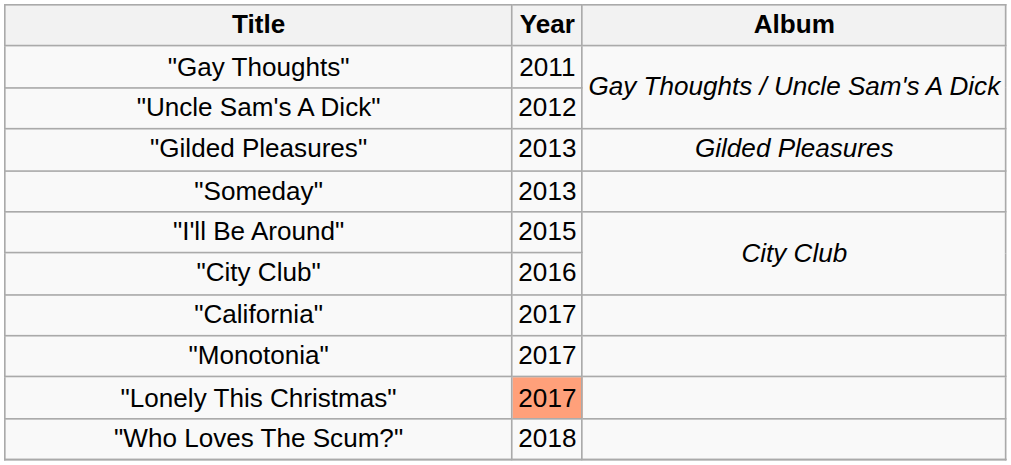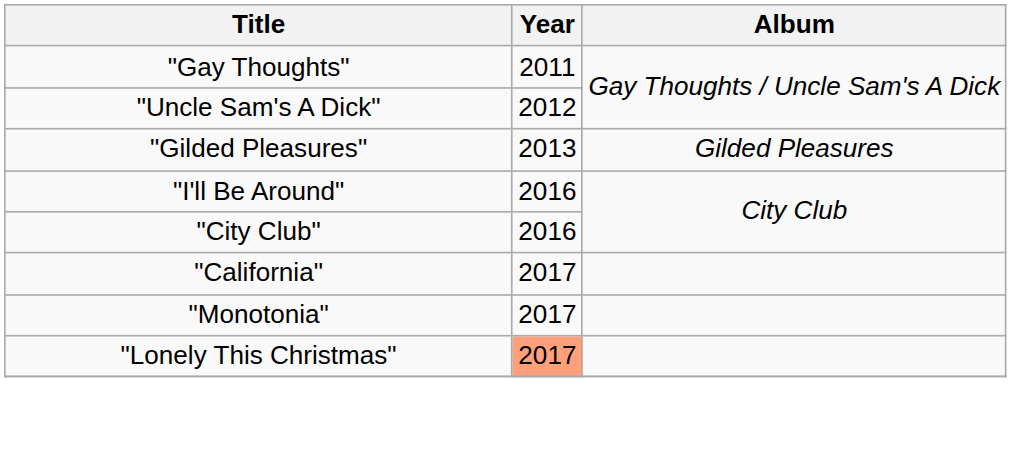- row: (259, 190)
(547, 231) 2015 -> (547, 190) 2016
- row: (259, 438)
